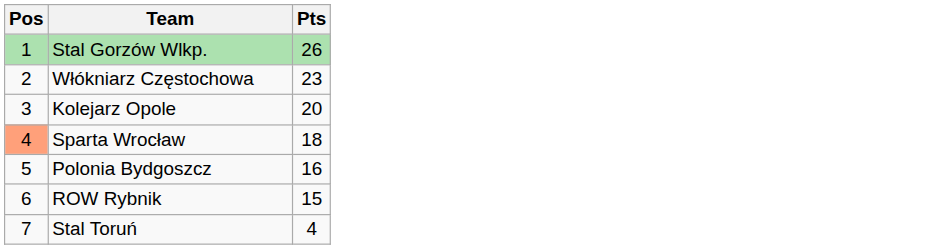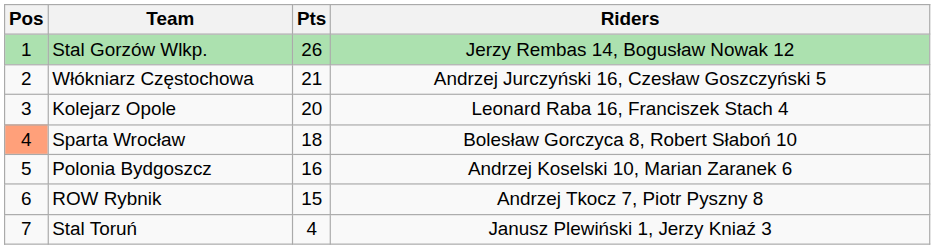+ column: (630, 19)
(312, 79) 23 -> (312, 79) 21
